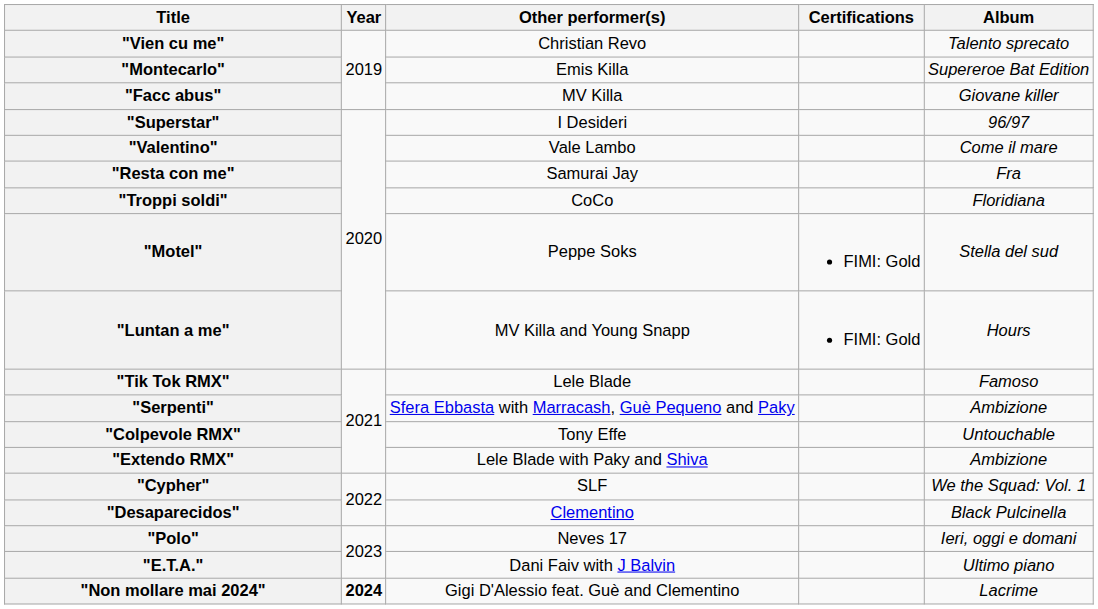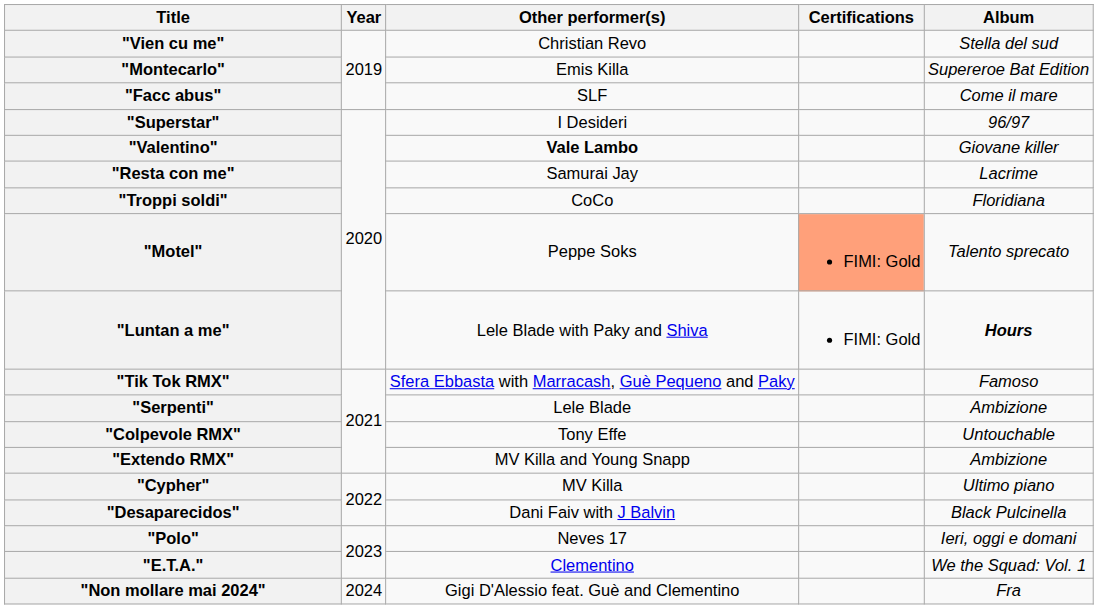(1009, 43) Talento sprecato -> (1009, 43) Stella del sud
(592, 95) MV Killa -> (592, 95) SLF
(1009, 95) Giovane killer -> (1009, 95) Come il mare
(592, 148) normal -> (592, 148) bold
(1009, 148) Come il mare -> (1009, 148) Giovane killer
(1009, 174) Fra -> (1009, 174) Lacrime
(861, 262) no background -> (861, 262) lightsalmon background
(1009, 252) Stella del sud -> (1009, 252) Talento sprecato
(592, 330) MV Killa and Young Snapp -> (592, 330) Lele Blade with Paky and Shiva
(1009, 330) normal -> (1009, 330) bold
(592, 381) Lele Blade -> (592, 381) Sfera Ebbasta with Marracash, Guè Pequeno and Paky
(592, 408) Sfera Ebbasta with Marracash, Guè Pequeno and Paky -> (592, 408) Lele Blade
(592, 460) Lele Blade with Paky and Shiva -> (592, 460) MV Killa and Young Snapp
(592, 486) SLF -> (592, 486) MV Killa
(1009, 486) We the Squad: Vol. 1 -> (1009, 486) Ultimo piano
(592, 512) Clementino -> (592, 512) Dani Faiv with J Balvin
(592, 564) Dani Faiv with J Balvin -> (592, 564) Clementino
(1009, 564) Ultimo piano -> (1009, 564) We the Squad: Vol. 1
(364, 591) bold -> (364, 591) normal
(1009, 591) Lacrime -> (1009, 591) Fra
